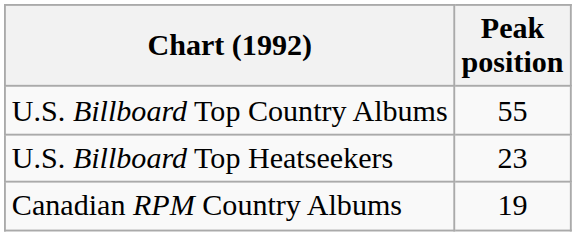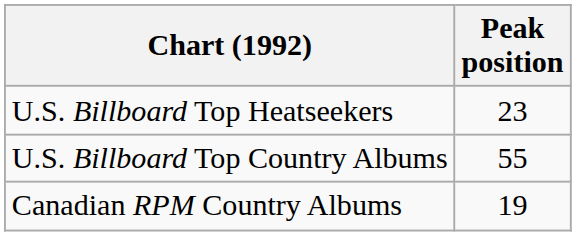rows swapped: (230, 109) <-> (203, 157)
